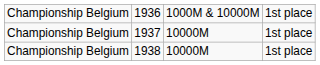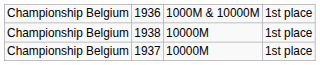rows swapped: (147, 32) <-> (147, 51)
